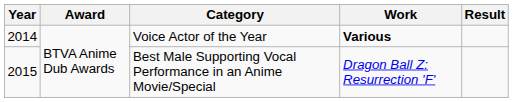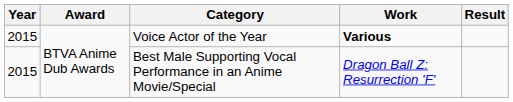(22, 36) 2014 -> (22, 36) 2015
